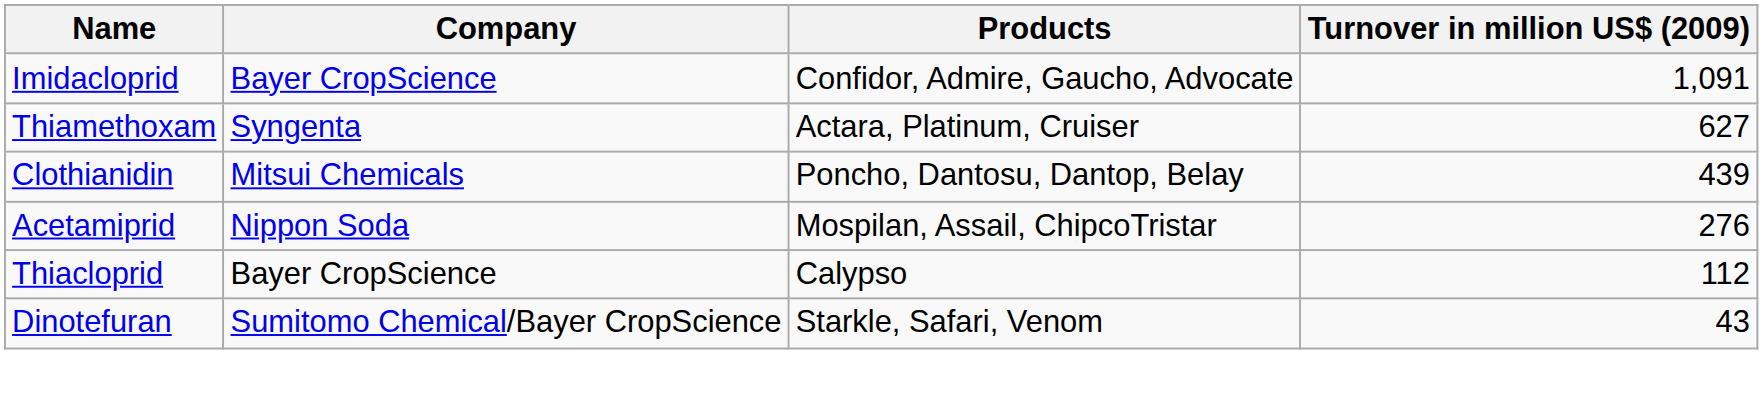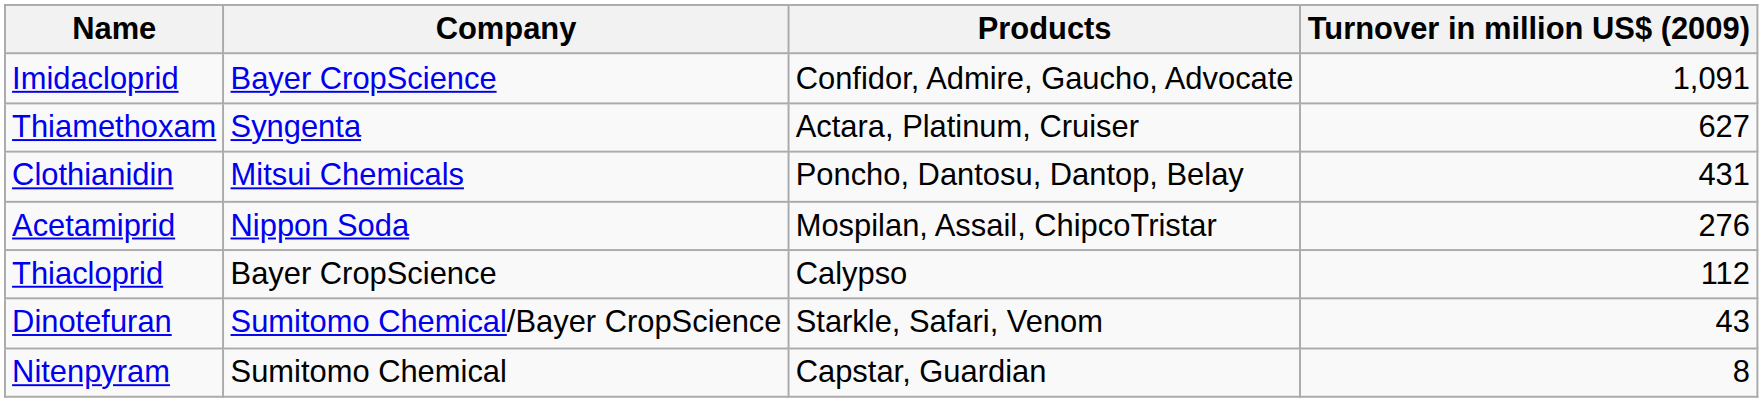(1724, 175) 439 -> (1724, 175) 431
+ row: (91, 371)
